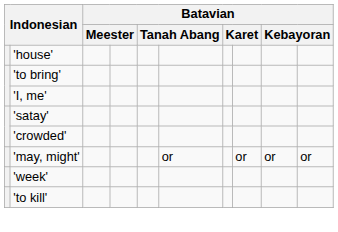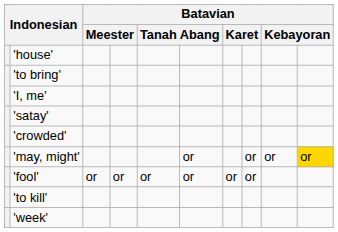(306, 156) no background -> (306, 156) gold background
+ row: (26, 177)
rows swapped: (30, 197) <-> (31, 177)
